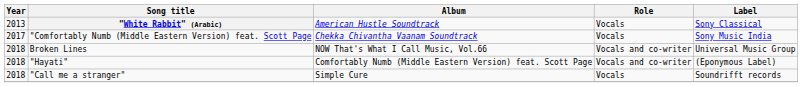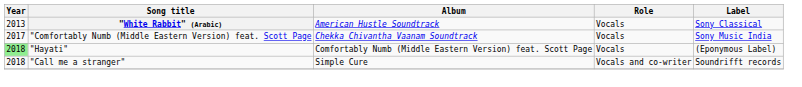- row: (58, 50)
(16, 62) no background -> (16, 50) lightgreen background
(644, 62) Vocals and co-writer -> (610, 50) Vocals
(610, 75) Vocals -> (644, 62) Vocals and co-writer
